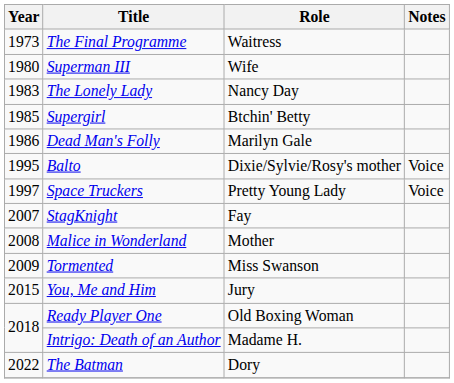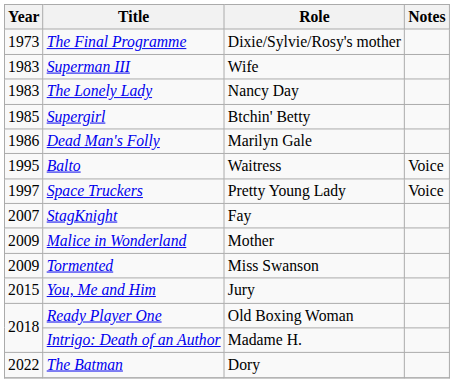(255, 41) Waitress -> (314, 41) Dixie/Sylvie/Rosy's mother
(24, 66) 1980 -> (24, 66) 1983
(314, 166) Dixie/Sylvie/Rosy's mother -> (255, 166) Waitress
(24, 240) 2008 -> (24, 240) 2009
